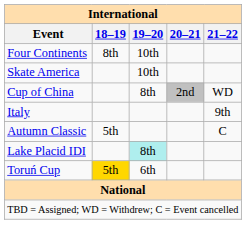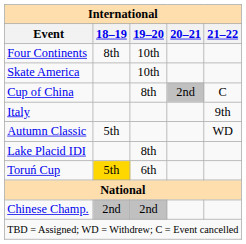(223, 92) WD -> (223, 92) C
(223, 131) C -> (223, 131) WD
(148, 151) paleturquoise background -> (149, 151) no background
+ row: (48, 209)
